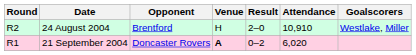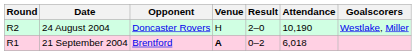(152, 27) Brentford -> (171, 27) Doncaster Rovers
(297, 27) 10,910 -> (297, 27) 10,190
(171, 43) Doncaster Rovers -> (152, 43) Brentford
(295, 43) 6,020 -> (295, 43) 6,018
